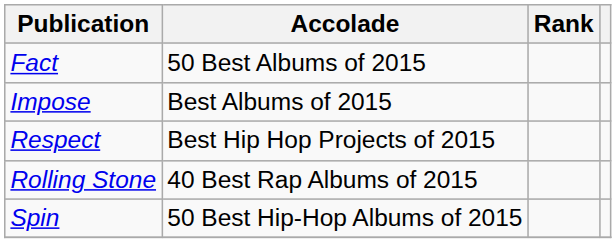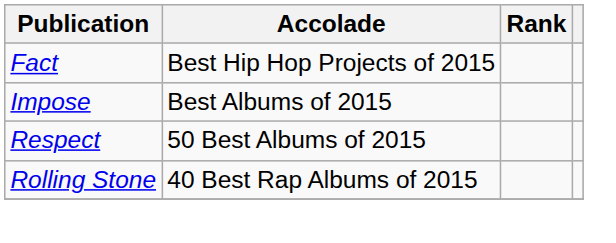(297, 62) 50 Best Albums of 2015 -> (331, 62) Best Hip Hop Projects of 2015
(331, 140) Best Hip Hop Projects of 2015 -> (297, 140) 50 Best Albums of 2015
- row: (35, 218)
